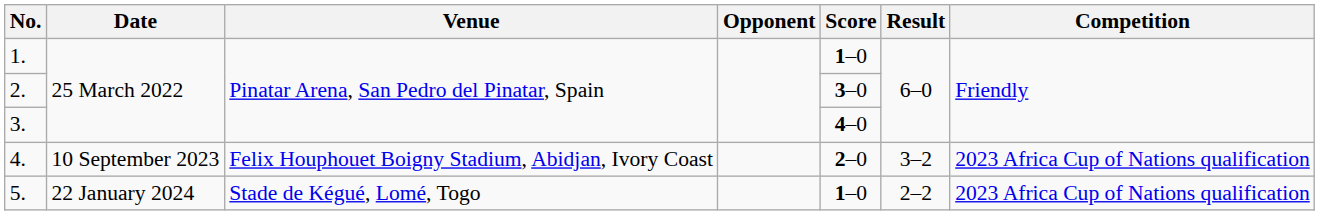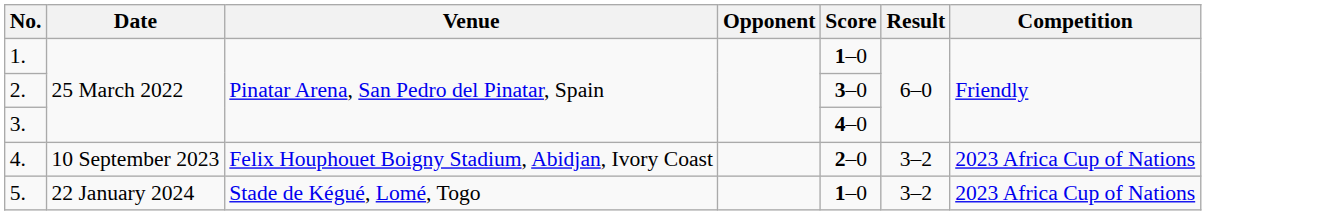(1132, 158) 2023 Africa Cup of Nations qualification -> (1075, 158) 2023 Africa Cup of Nations
(916, 192) 2–2 -> (916, 192) 3–2
(1132, 192) 2023 Africa Cup of Nations qualification -> (1075, 192) 2023 Africa Cup of Nations
